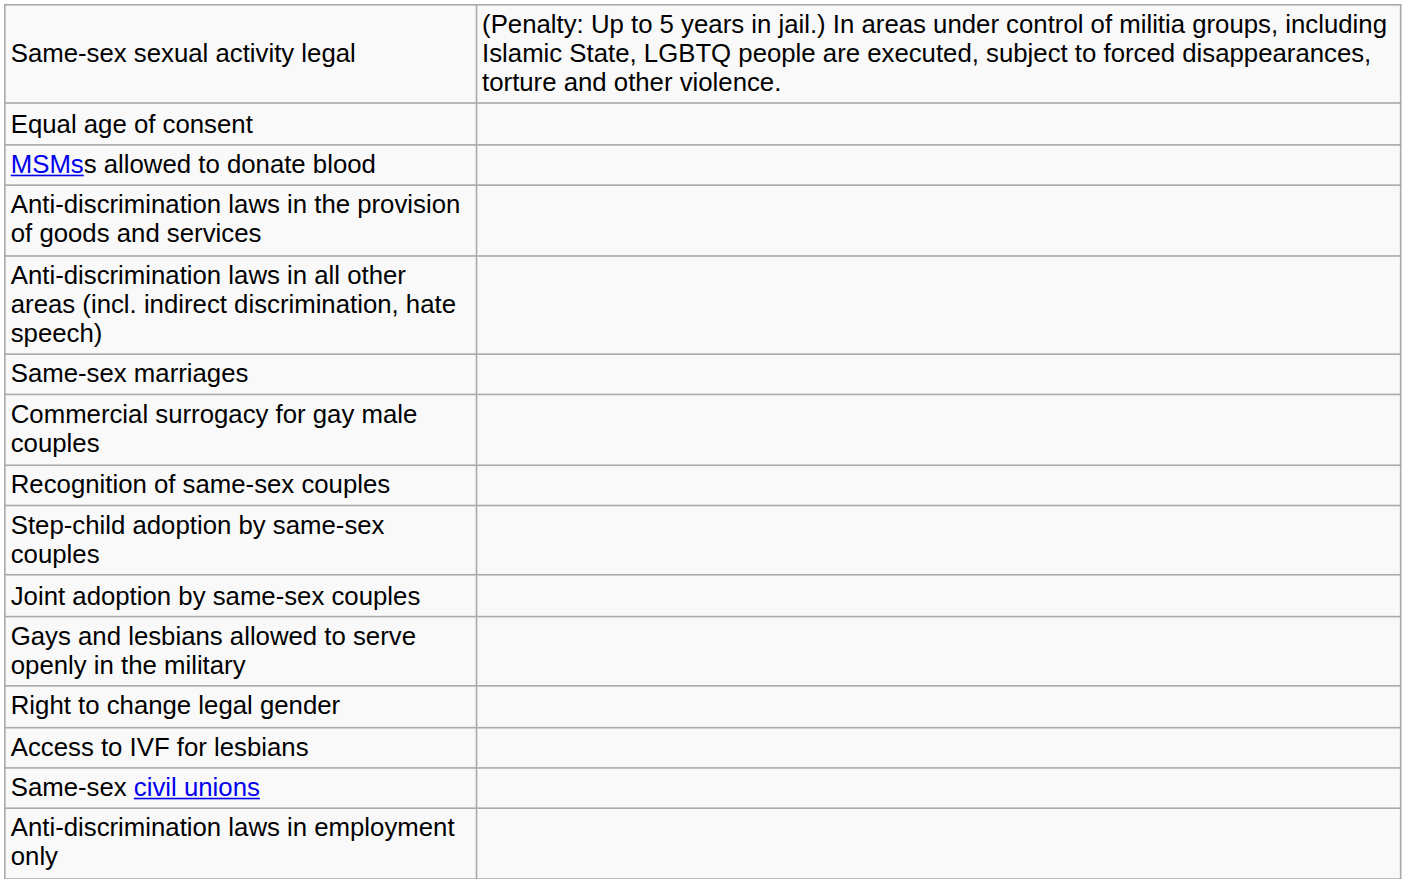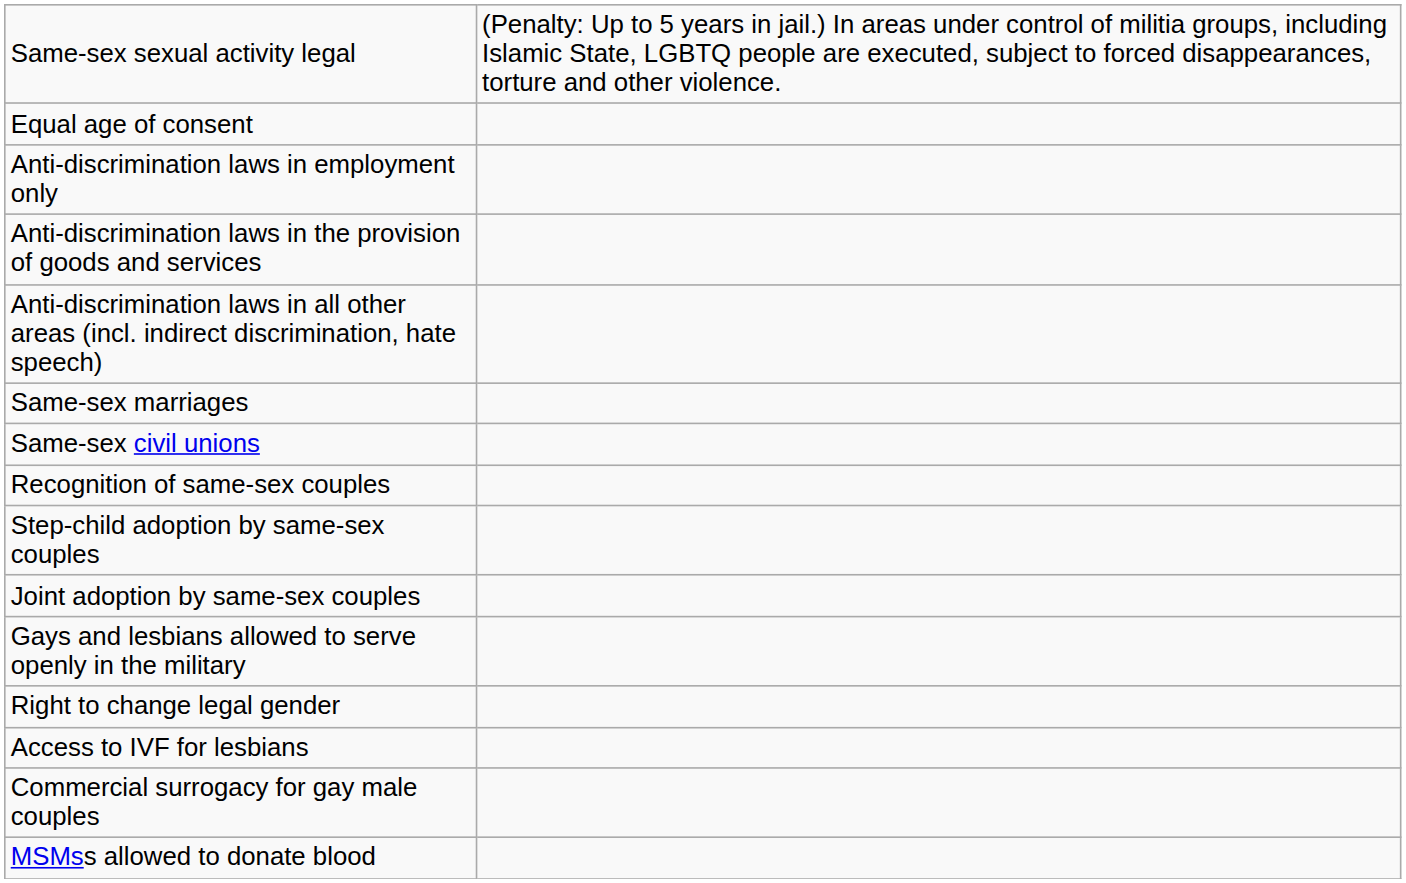rows swapped: (233, 843) <-> (193, 164)
rows swapped: (135, 787) <-> (214, 429)
